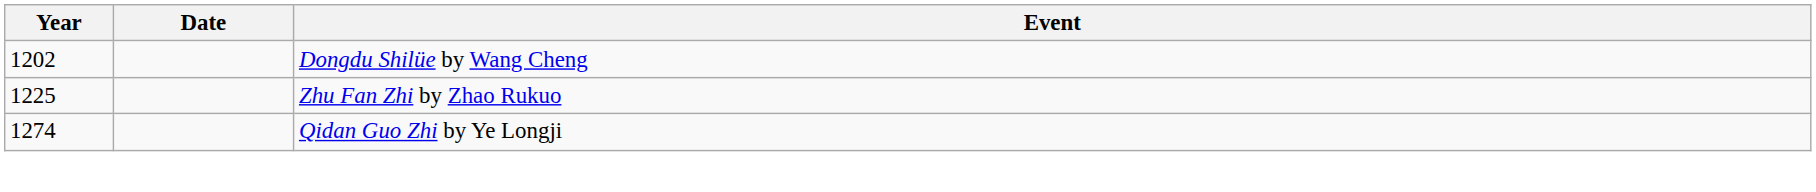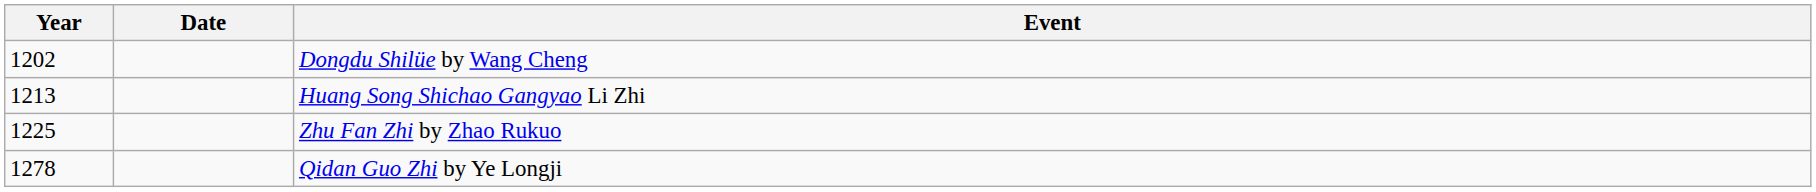+ row: (472, 95)
(33, 131) 1274 -> (33, 167) 1278
